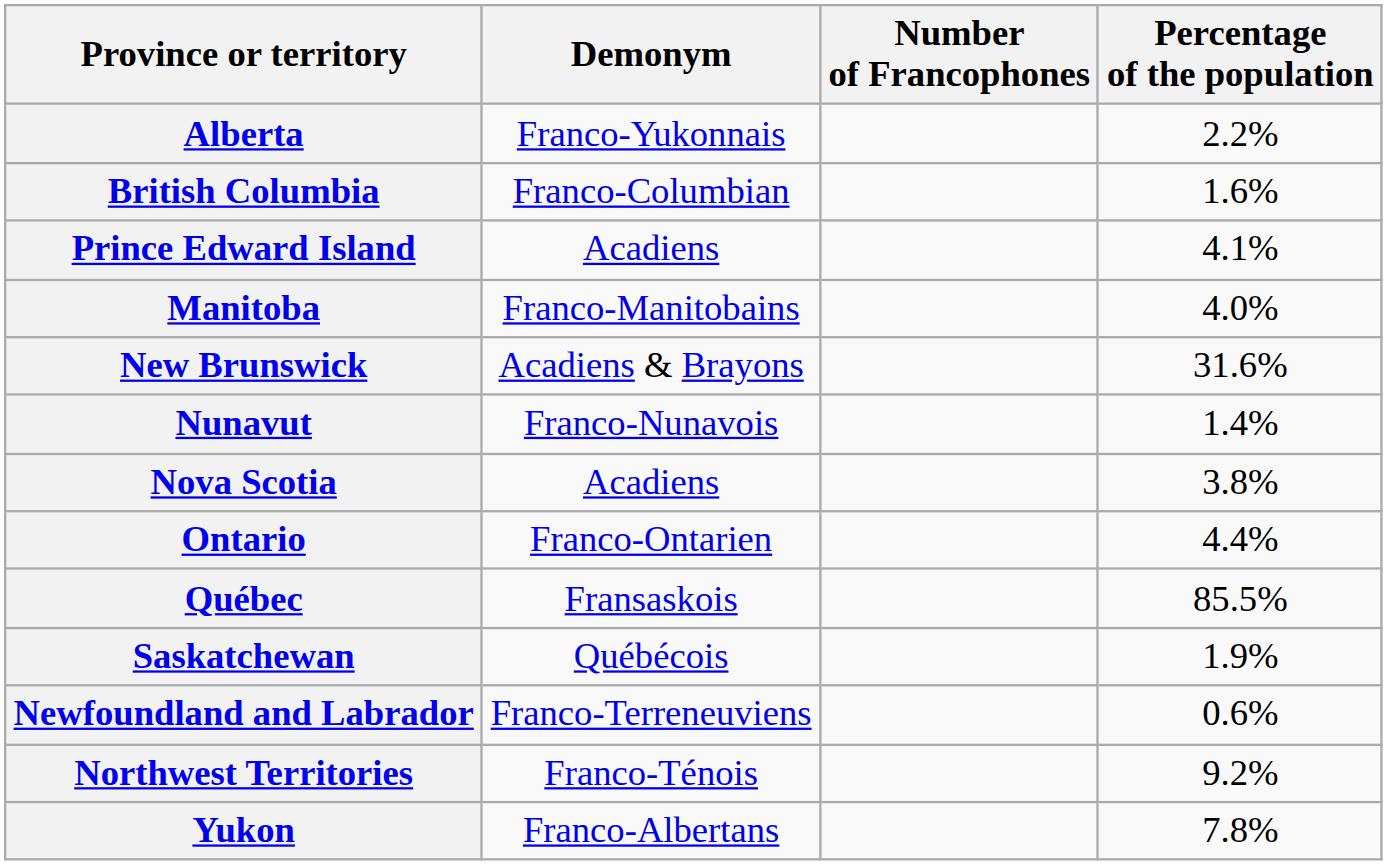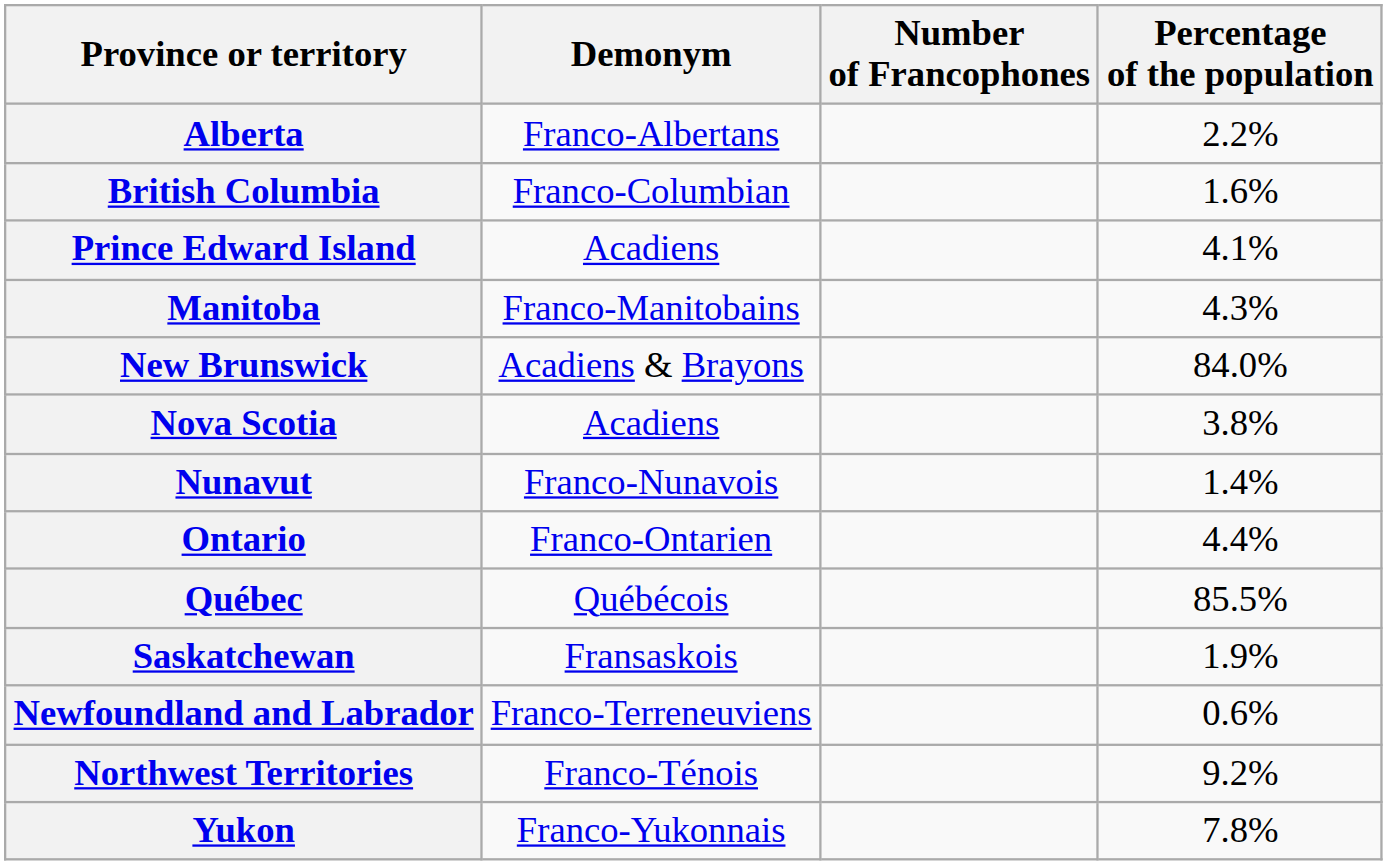(651, 132) Franco-Yukonnais -> (651, 132) Franco-Albertans
(1240, 307) 4.0% -> (1240, 307) 4.3%
(1240, 365) 31.6% -> (1240, 365) 84.0%
rows swapped: (244, 481) <-> (244, 423)
(651, 597) Fransaskois -> (651, 597) Québécois
(651, 655) Québécois -> (651, 655) Fransaskois
(651, 830) Franco-Albertans -> (651, 830) Franco-Yukonnais
